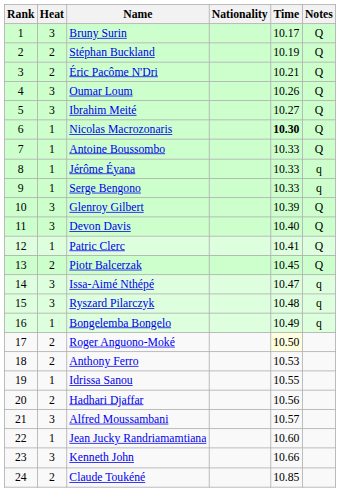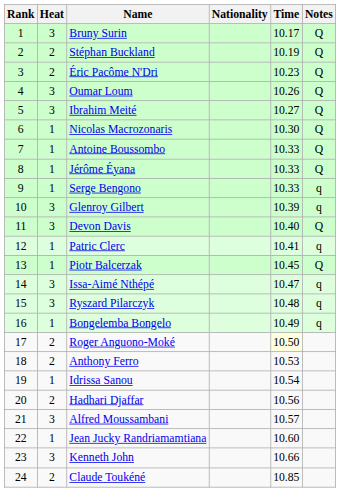(286, 72) 10.21 -> (286, 72) 10.23
(286, 130) bold -> (286, 130) normal
(319, 168) q -> (319, 168) Q
(319, 207) Q -> (319, 207) q
(319, 245) Q -> (319, 245) q
(52, 265) 2 -> (52, 265) 1
(286, 381) 10.55 -> (286, 381) 10.54
